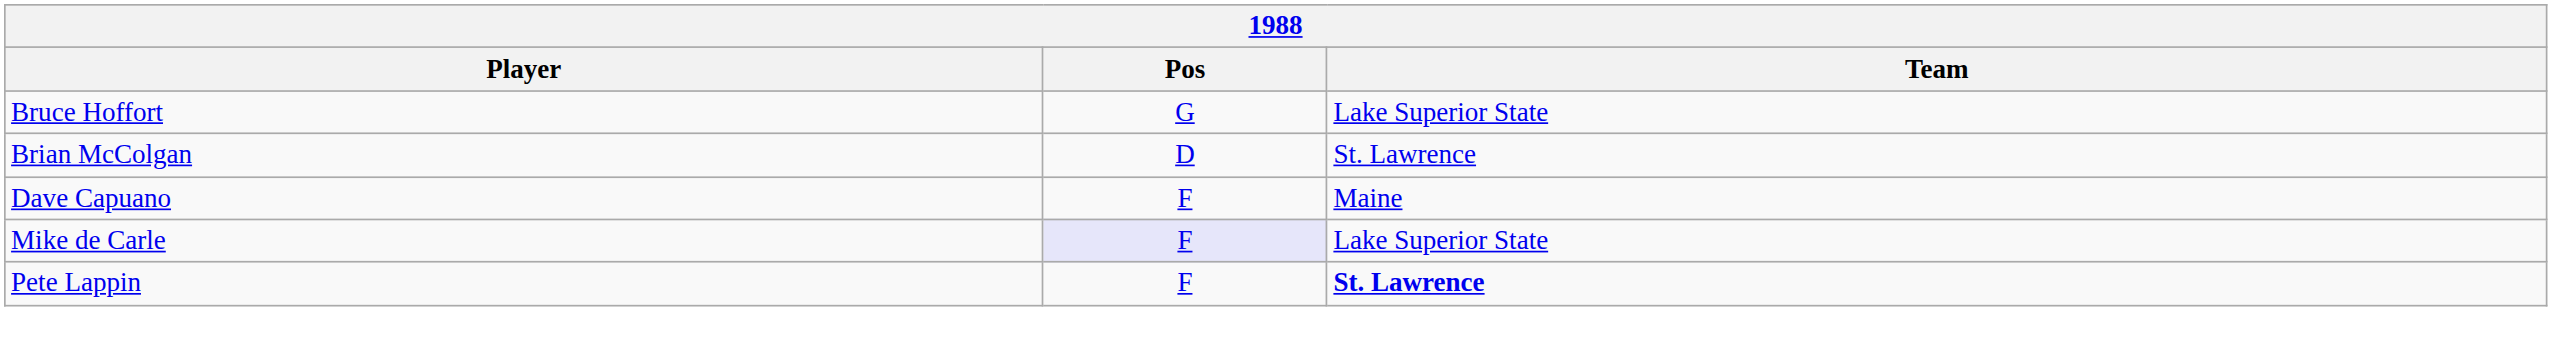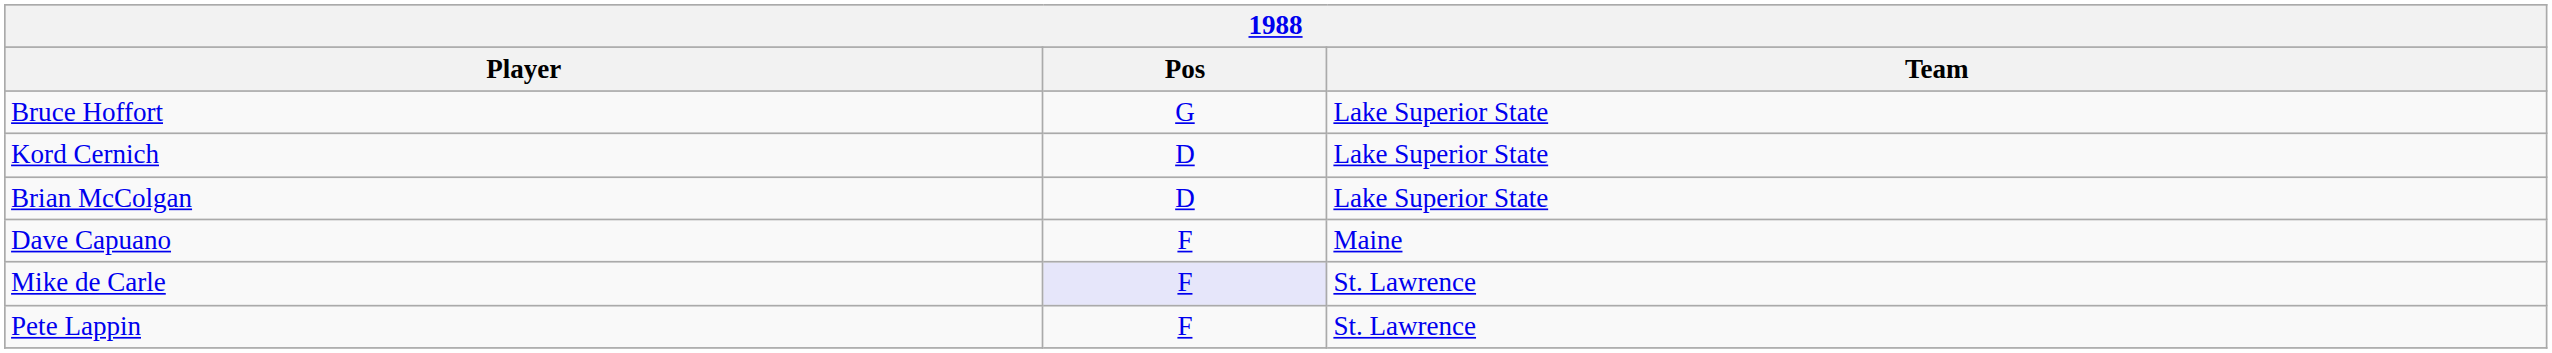+ row: (85, 154)
(1405, 154) St. Lawrence -> (1441, 197) Lake Superior State
(1441, 240) Lake Superior State -> (1405, 283) St. Lawrence
(1409, 283) bold -> (1405, 326) normal
